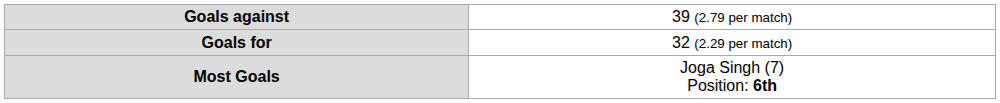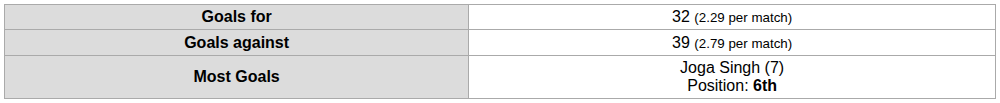rows swapped: (237, 42) <-> (237, 17)
